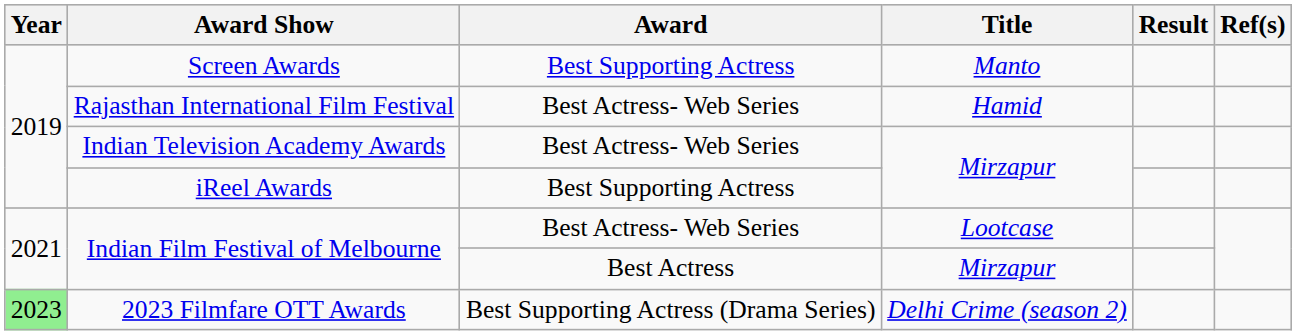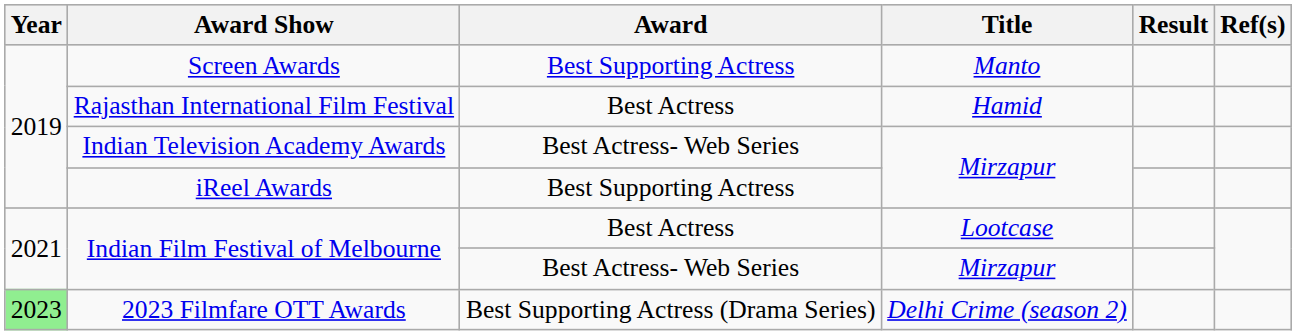(671, 106) Best Actress- Web Series -> (671, 106) Best Actress
(671, 227) Best Actress- Web Series -> (671, 227) Best Actress
(671, 268) Best Actress -> (671, 268) Best Actress- Web Series
